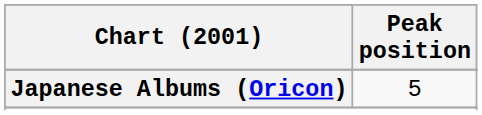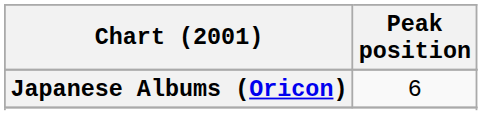(415, 89) 5 -> (415, 89) 6
